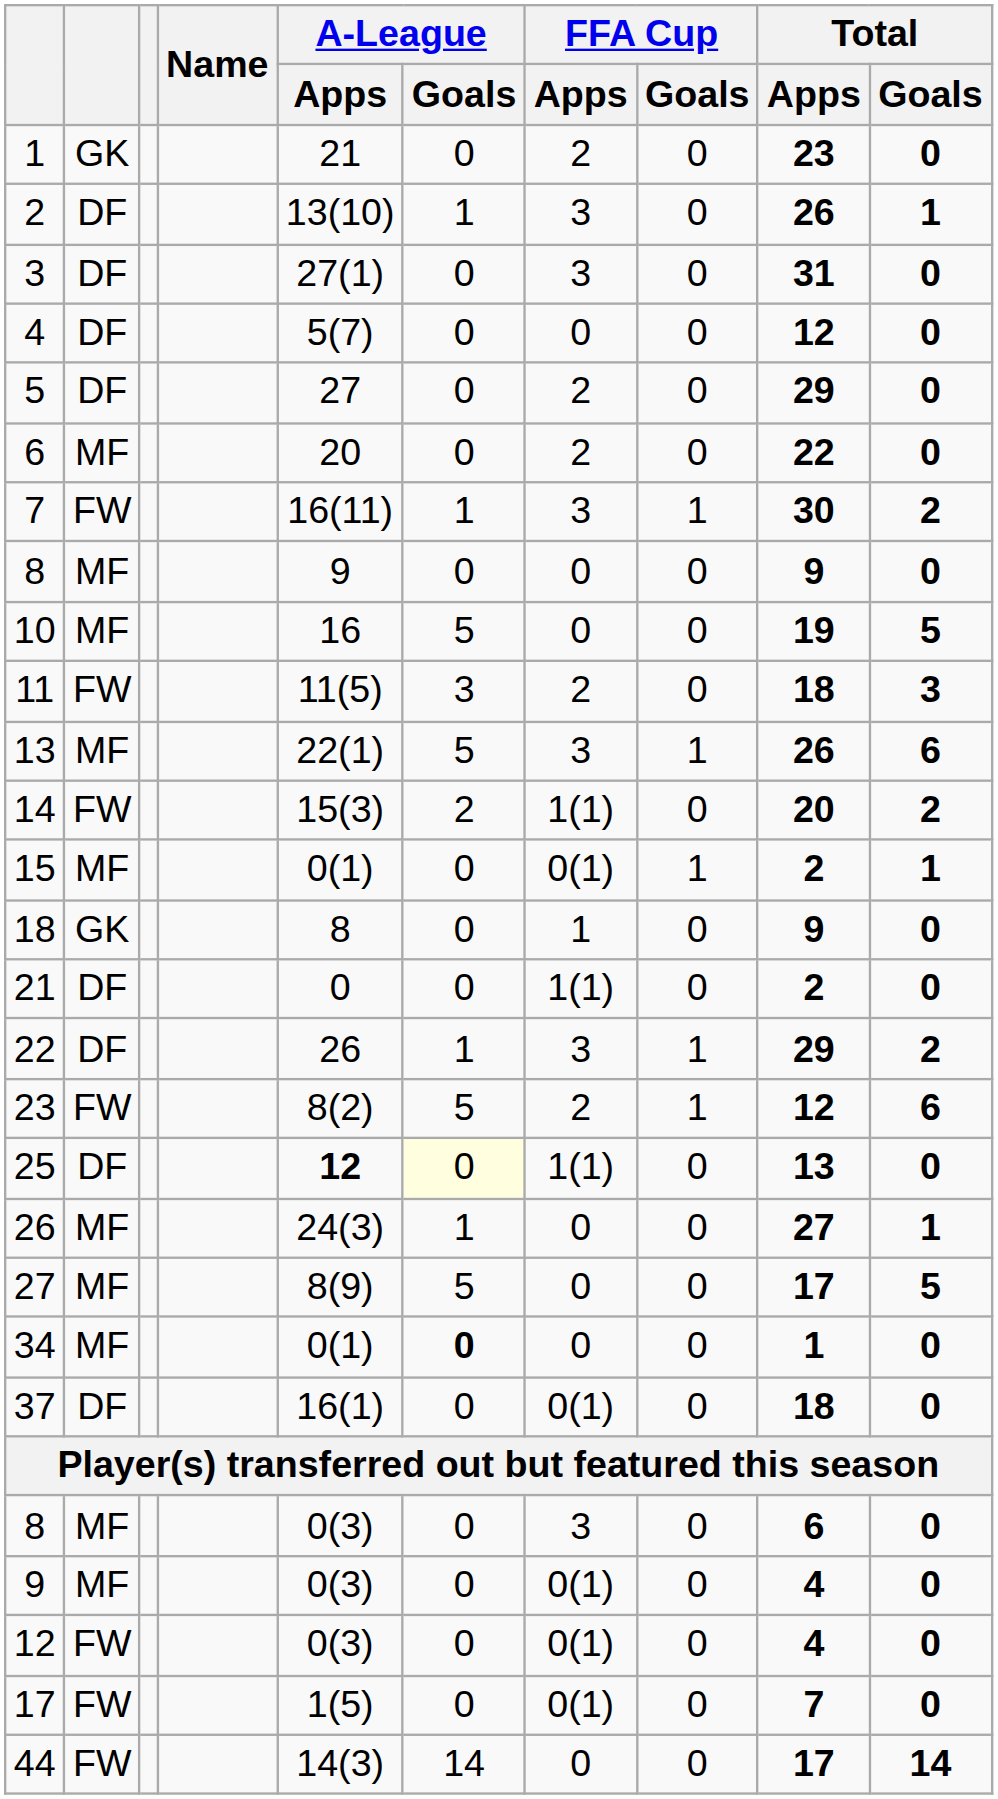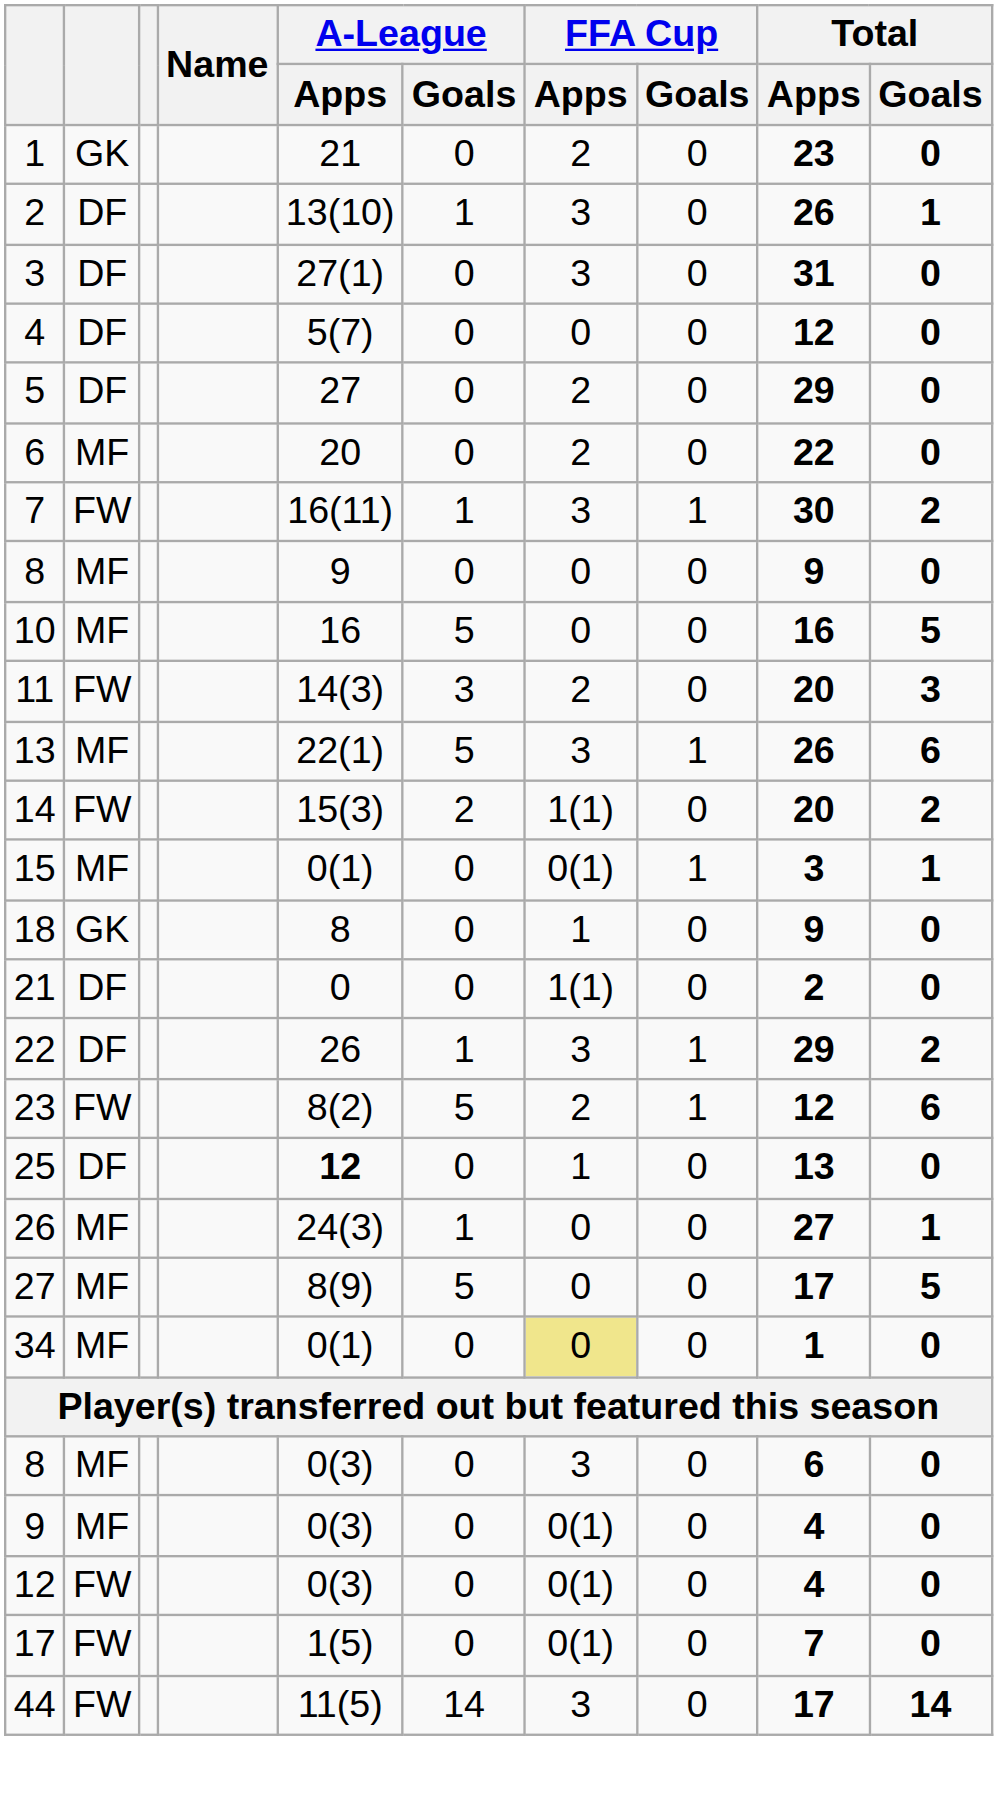(814, 630) 19 -> (814, 630) 16
(340, 690) 11(5) -> (340, 690) 14(3)
(814, 690) 18 -> (814, 690) 20
(814, 869) 2 -> (814, 869) 3
(464, 1167) lightyellow background -> (464, 1167) no background
(581, 1167) 1(1) -> (581, 1167) 1
(464, 1346) bold -> (464, 1346) normal
(581, 1346) no background -> (581, 1346) khaki background
- row: (35, 1405)
(340, 1763) 14(3) -> (340, 1703) 11(5)
(581, 1763) 0 -> (581, 1703) 3
